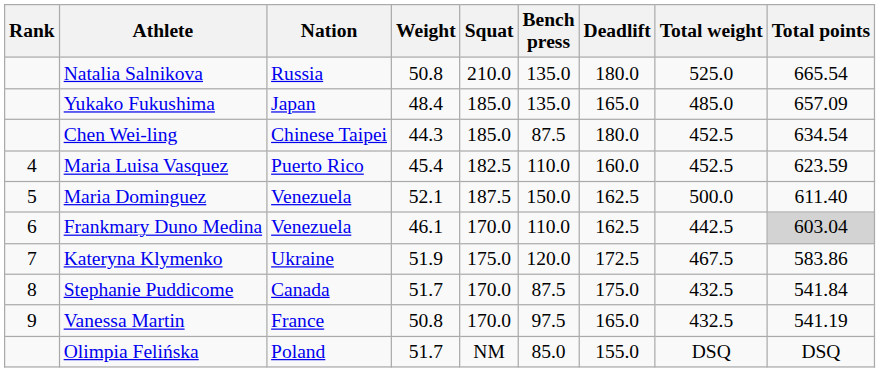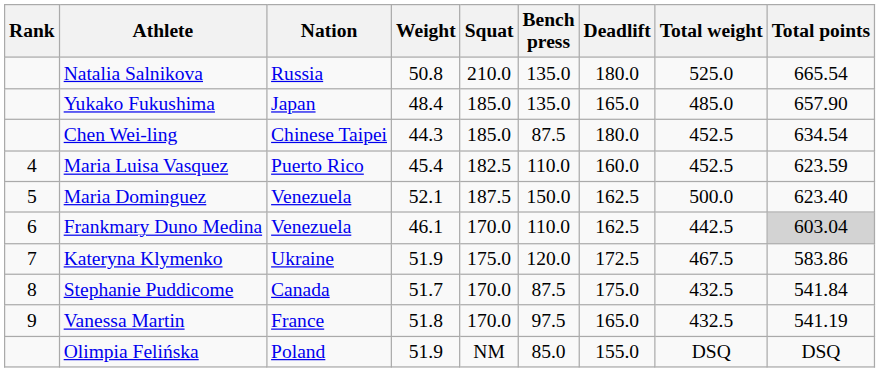(821, 103) 657.09 -> (821, 103) 657.90
(821, 196) 611.40 -> (821, 196) 623.40
(426, 320) 50.8 -> (426, 320) 51.8
(426, 351) 51.7 -> (426, 351) 51.9
